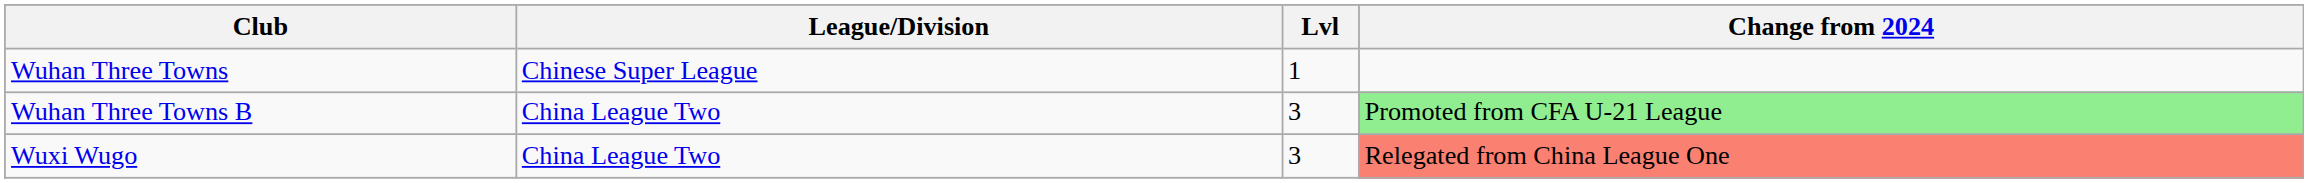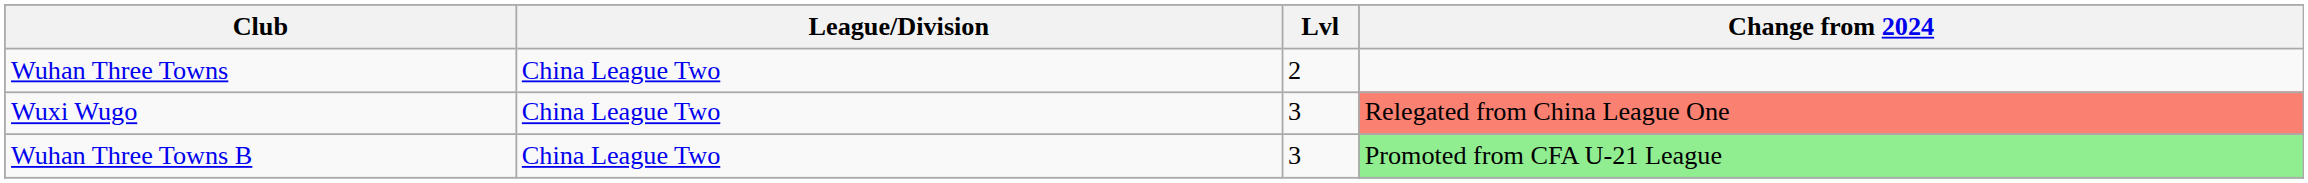(640, 69) Chinese Super League -> (621, 69) China League Two
(1295, 69) 1 -> (1295, 69) 2
rows swapped: (132, 112) <-> (74, 156)
